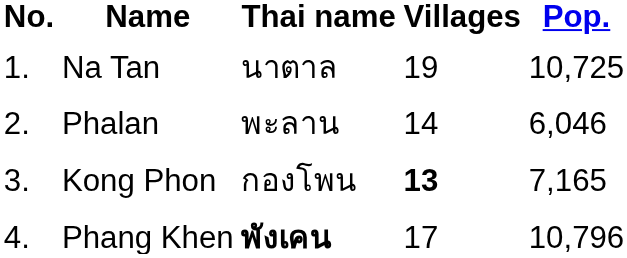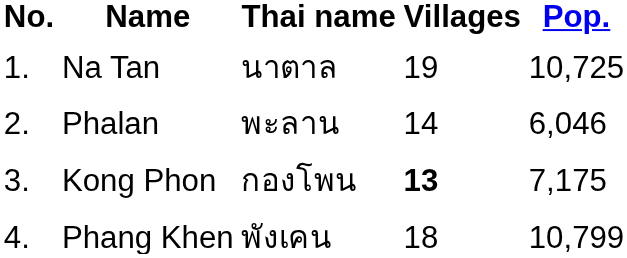(568, 179) 7,165 -> (568, 179) 7,175
(286, 237) bold -> (286, 237) normal
(421, 236) 17 -> (421, 236) 18
(576, 236) 10,796 -> (576, 236) 10,799
